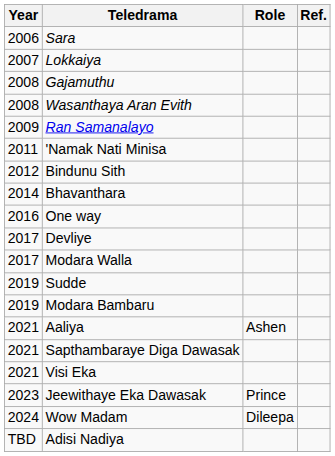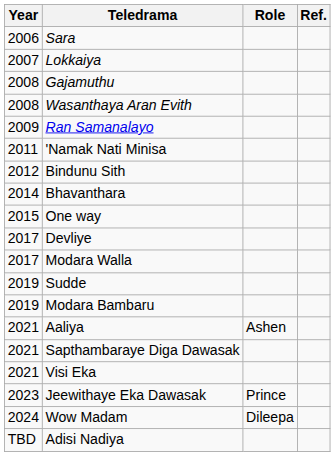(23, 216) 2016 -> (23, 216) 2015
